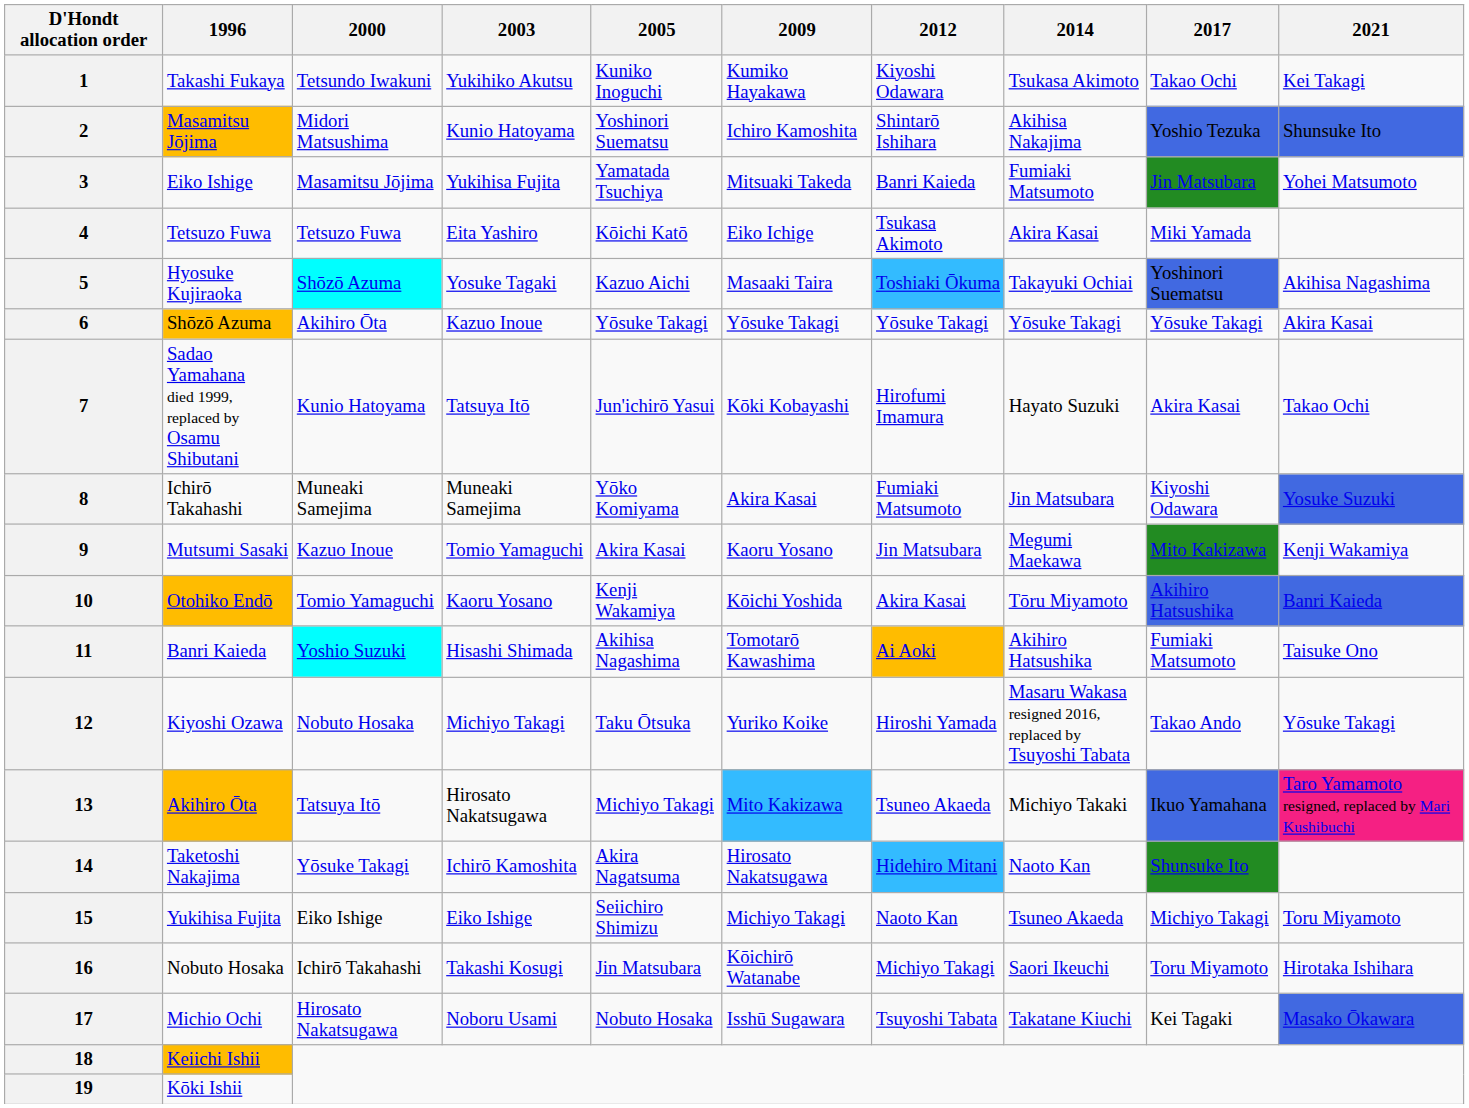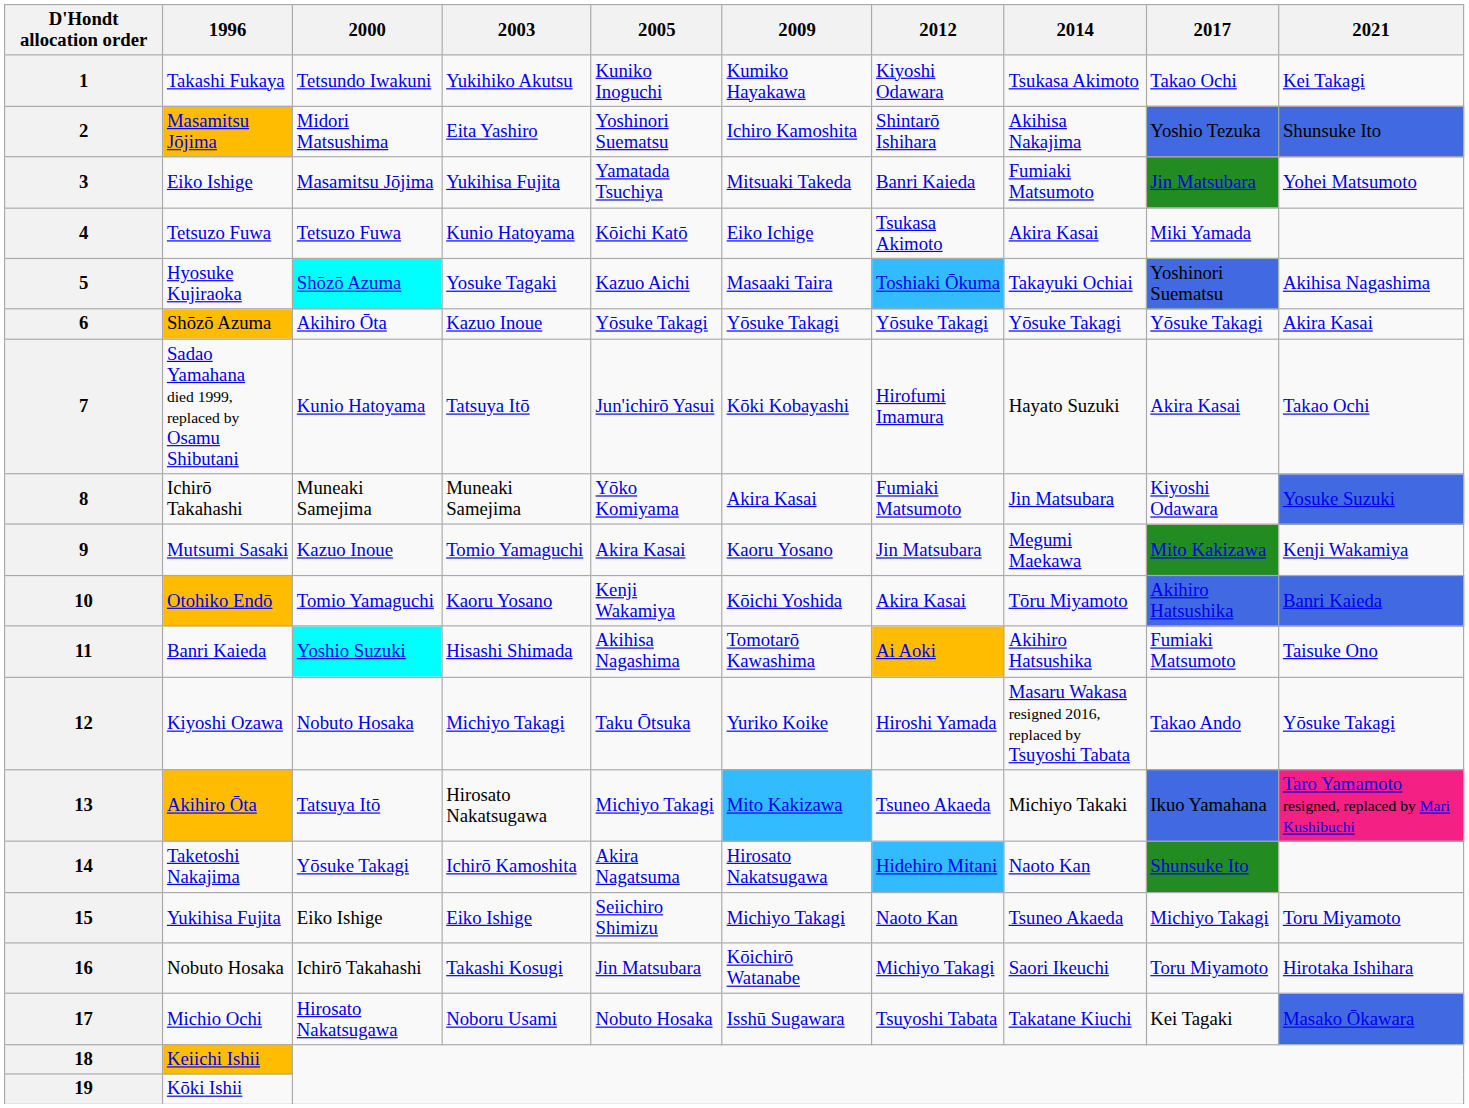(510, 131) Kunio Hatoyama -> (492, 131) Eita Yashiro
(492, 232) Eita Yashiro -> (510, 232) Kunio Hatoyama
